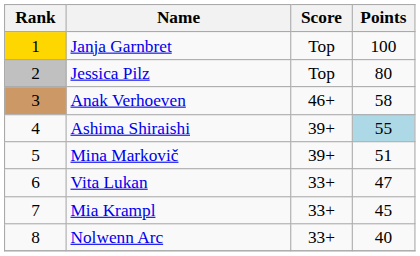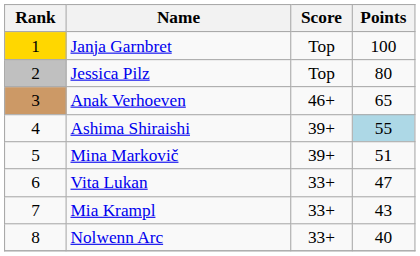(383, 100) 58 -> (383, 100) 65
(383, 210) 45 -> (383, 210) 43
